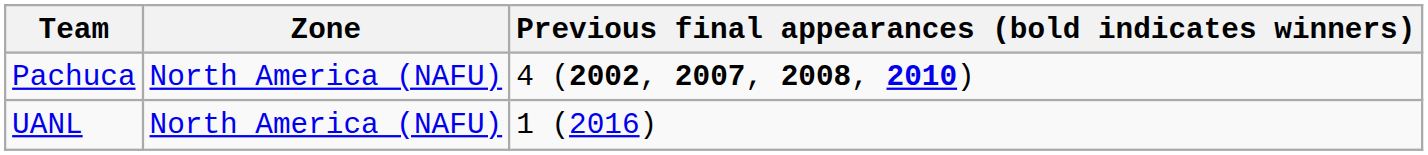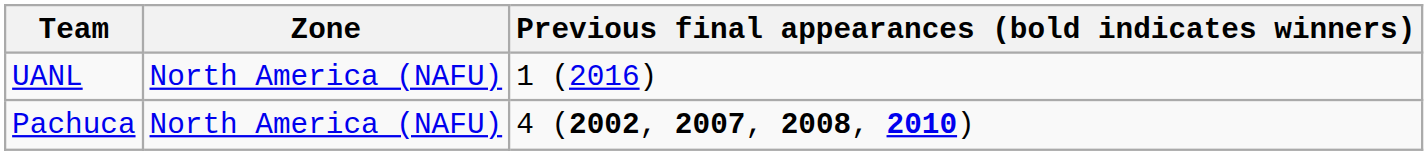rows swapped: (47, 125) <-> (74, 77)
